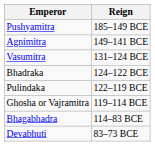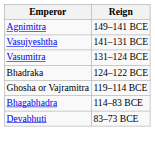- row: (31, 27)
+ row: (32, 42)
- row: (26, 88)
